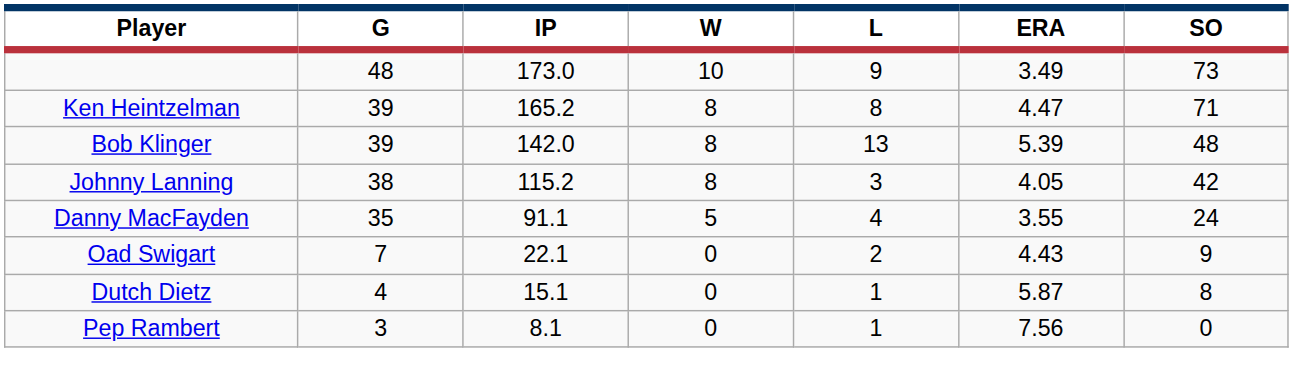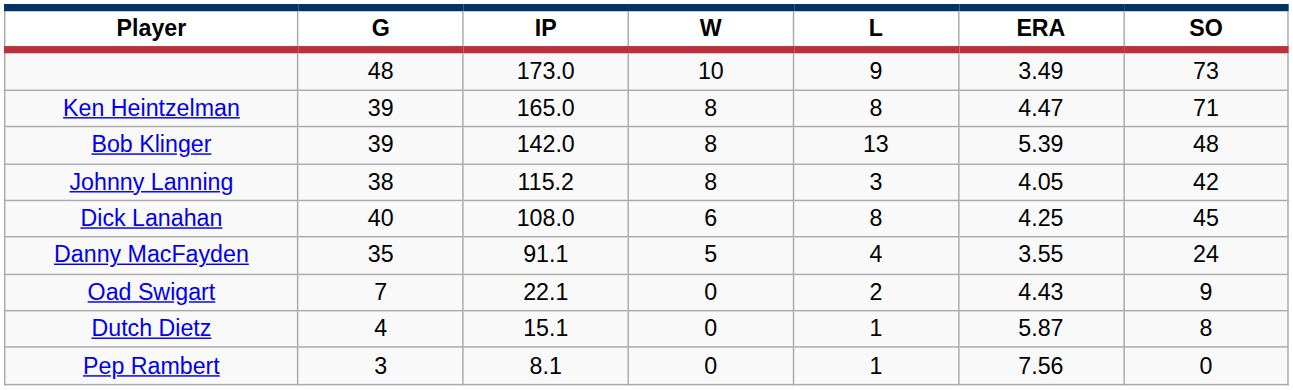(546, 108) 165.2 -> (546, 108) 165.0
+ row: (151, 218)
